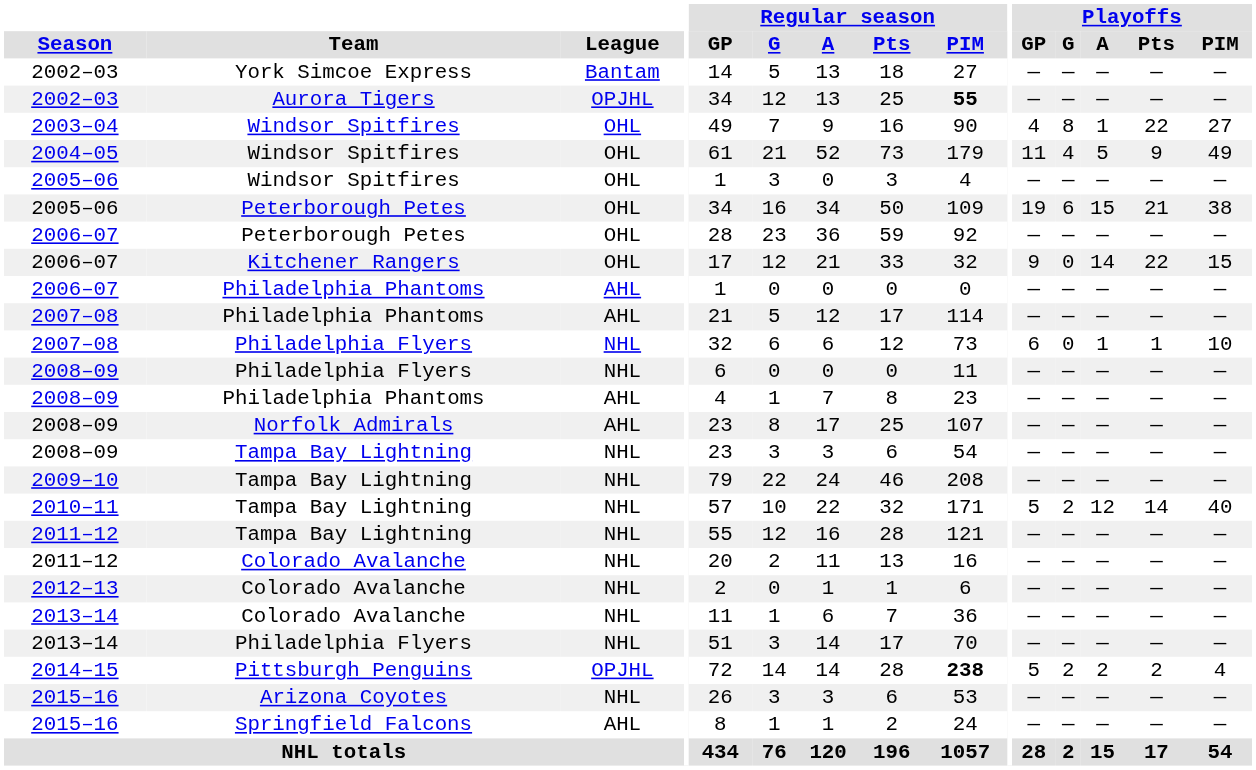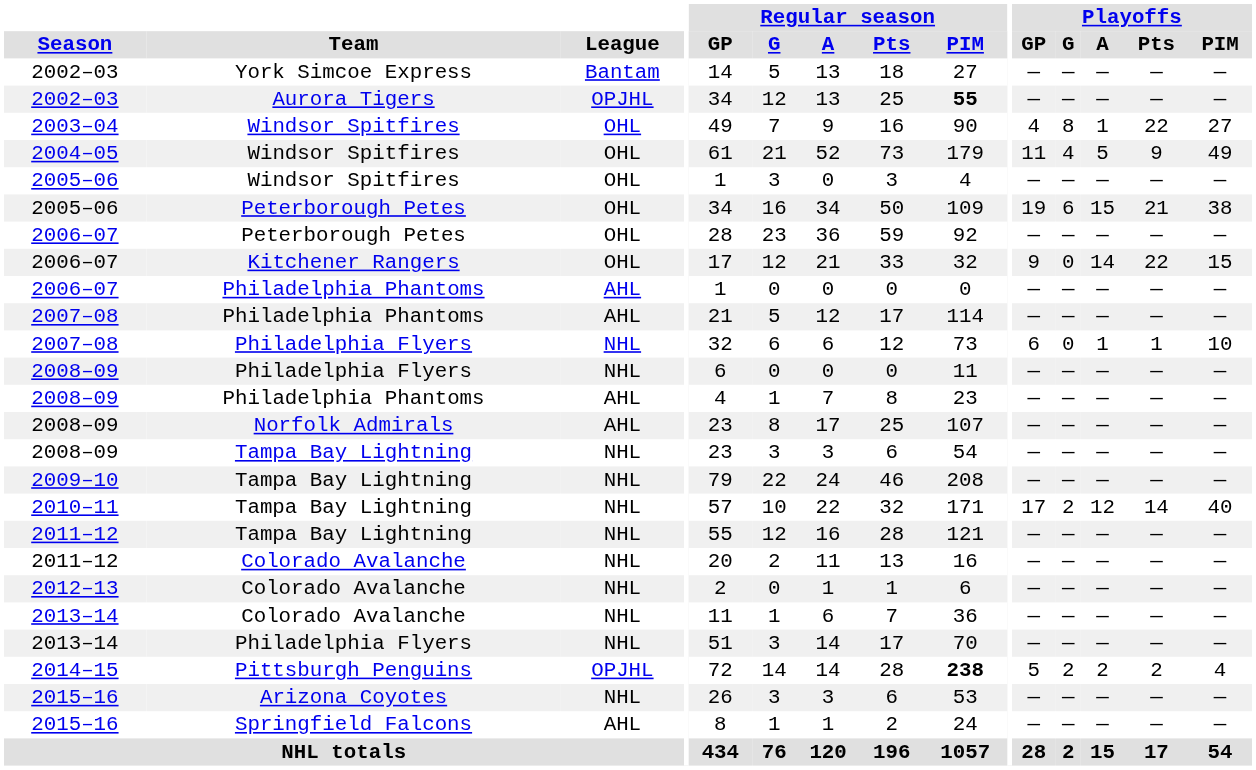(1034, 507) 5 -> (1034, 507) 17
